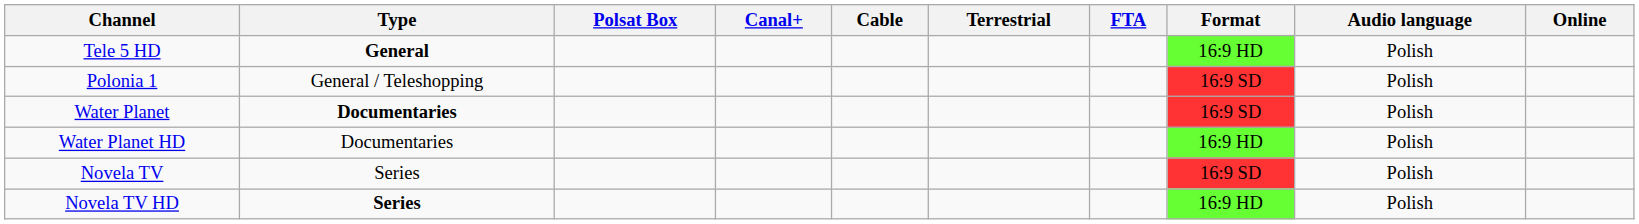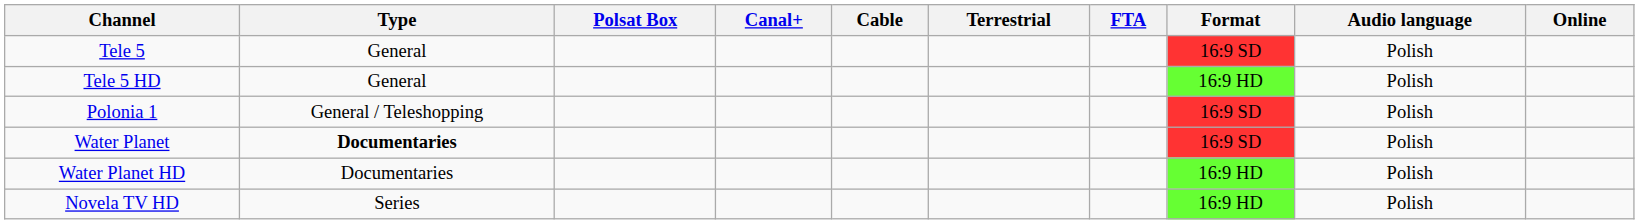+ row: (122, 50)
(397, 50) bold -> (397, 81) normal
- row: (122, 173)
(397, 204) bold -> (397, 204) normal
